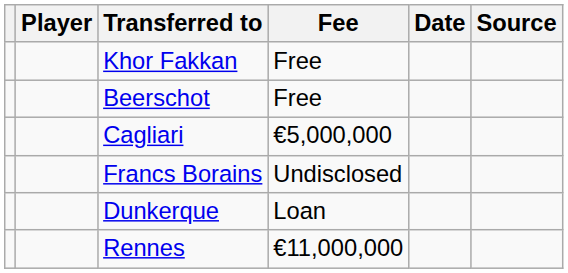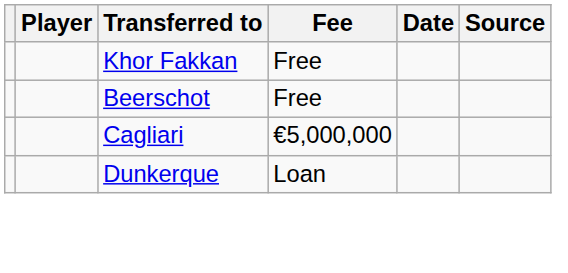- row: (183, 173)
- row: (144, 248)
